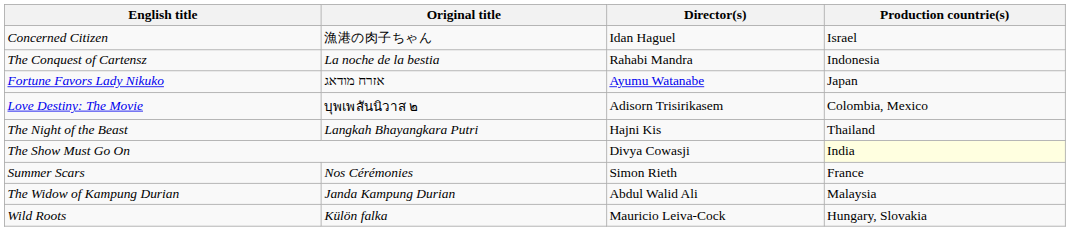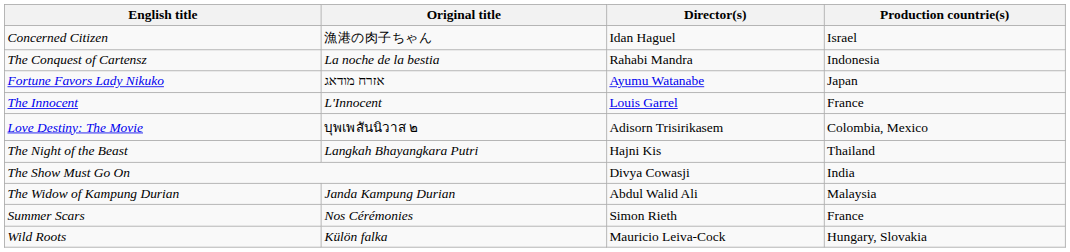+ row: (43, 102)
(841, 151) lightyellow background -> (841, 172) no background
rows swapped: (46, 172) <-> (93, 194)
